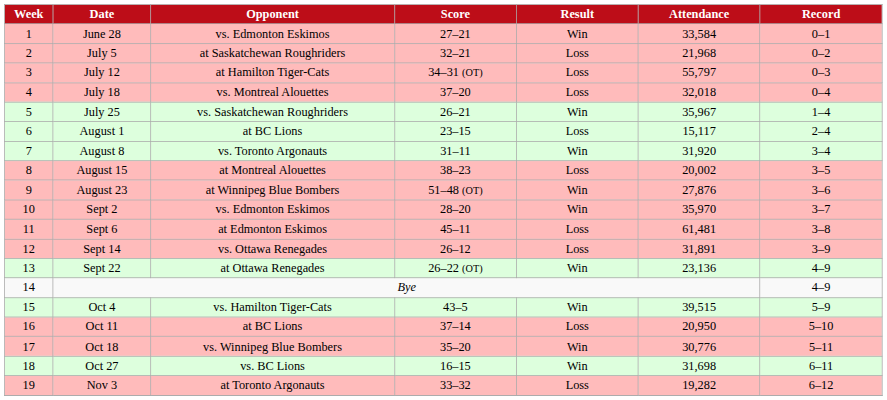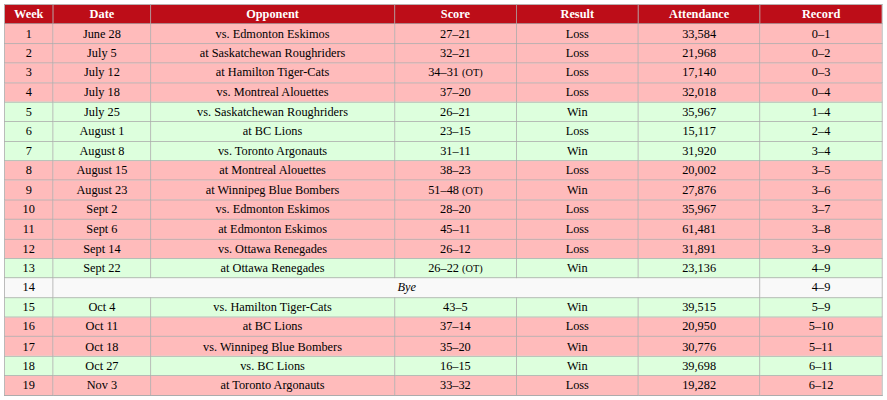(577, 33) Win -> (577, 33) Loss
(699, 72) 55,797 -> (699, 72) 17,140
(577, 209) Win -> (577, 209) Loss
(699, 209) 35,970 -> (699, 209) 35,967
(699, 365) 31,698 -> (699, 365) 39,698
